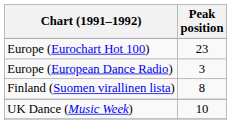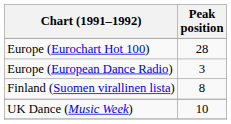(202, 48) 23 -> (202, 48) 28
